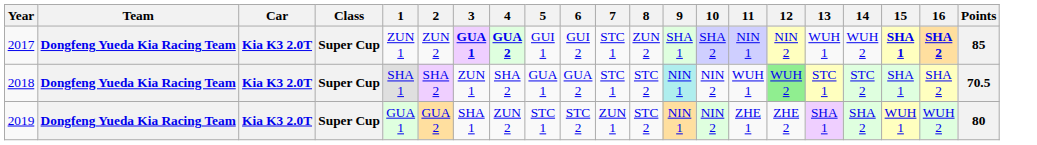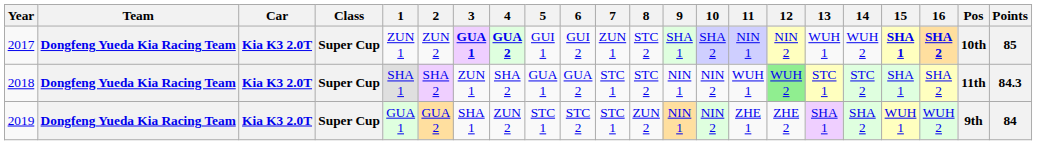+ column: (973, 15)
(612, 44) STC 1 -> (612, 44) ZUN 1
(646, 44) ZUN 2 -> (646, 44) STC 2
(680, 82) paleturquoise background -> (680, 82) no background
(979, 82) 70.5 -> (1010, 82) 84.3
(612, 120) ZUN 1 -> (612, 120) STC 1
(646, 120) STC 2 -> (646, 120) ZUN 2
(979, 120) 80 -> (1010, 120) 84
